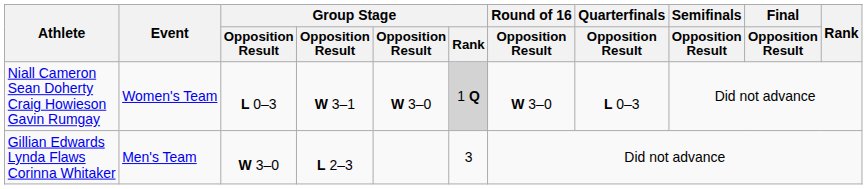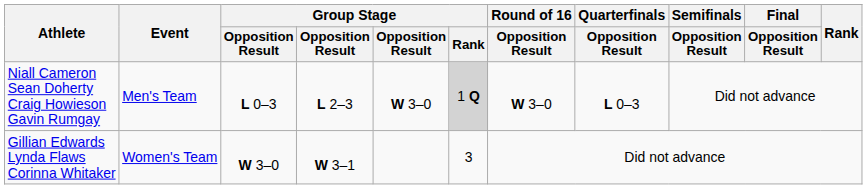(170, 97) Women's Team -> (159, 97) Men's Team
(335, 104) W 3–1 -> (335, 104) L 2–3
(159, 157) Men's Team -> (170, 157) Women's Team
(335, 165) L 2–3 -> (335, 165) W 3–1
